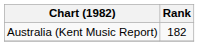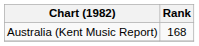(177, 31) 182 -> (177, 31) 168
